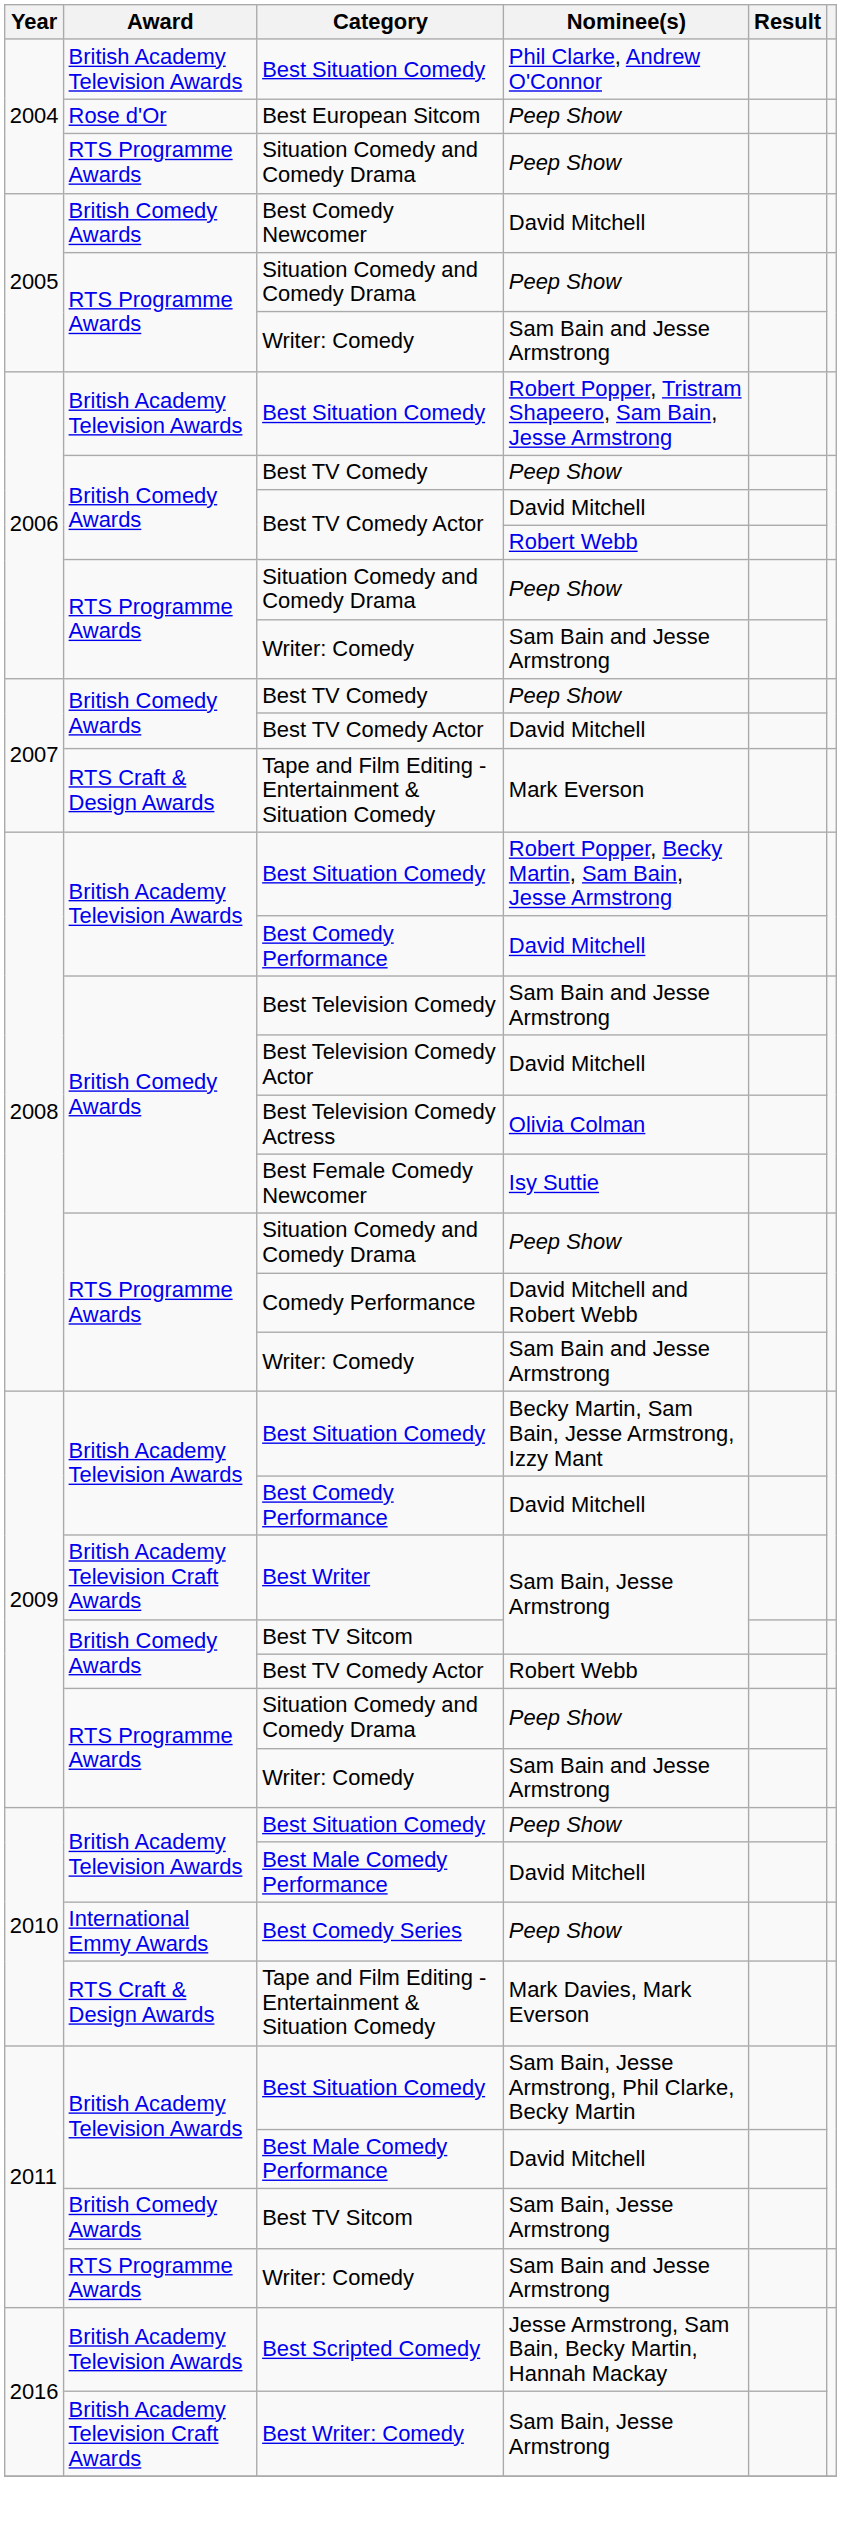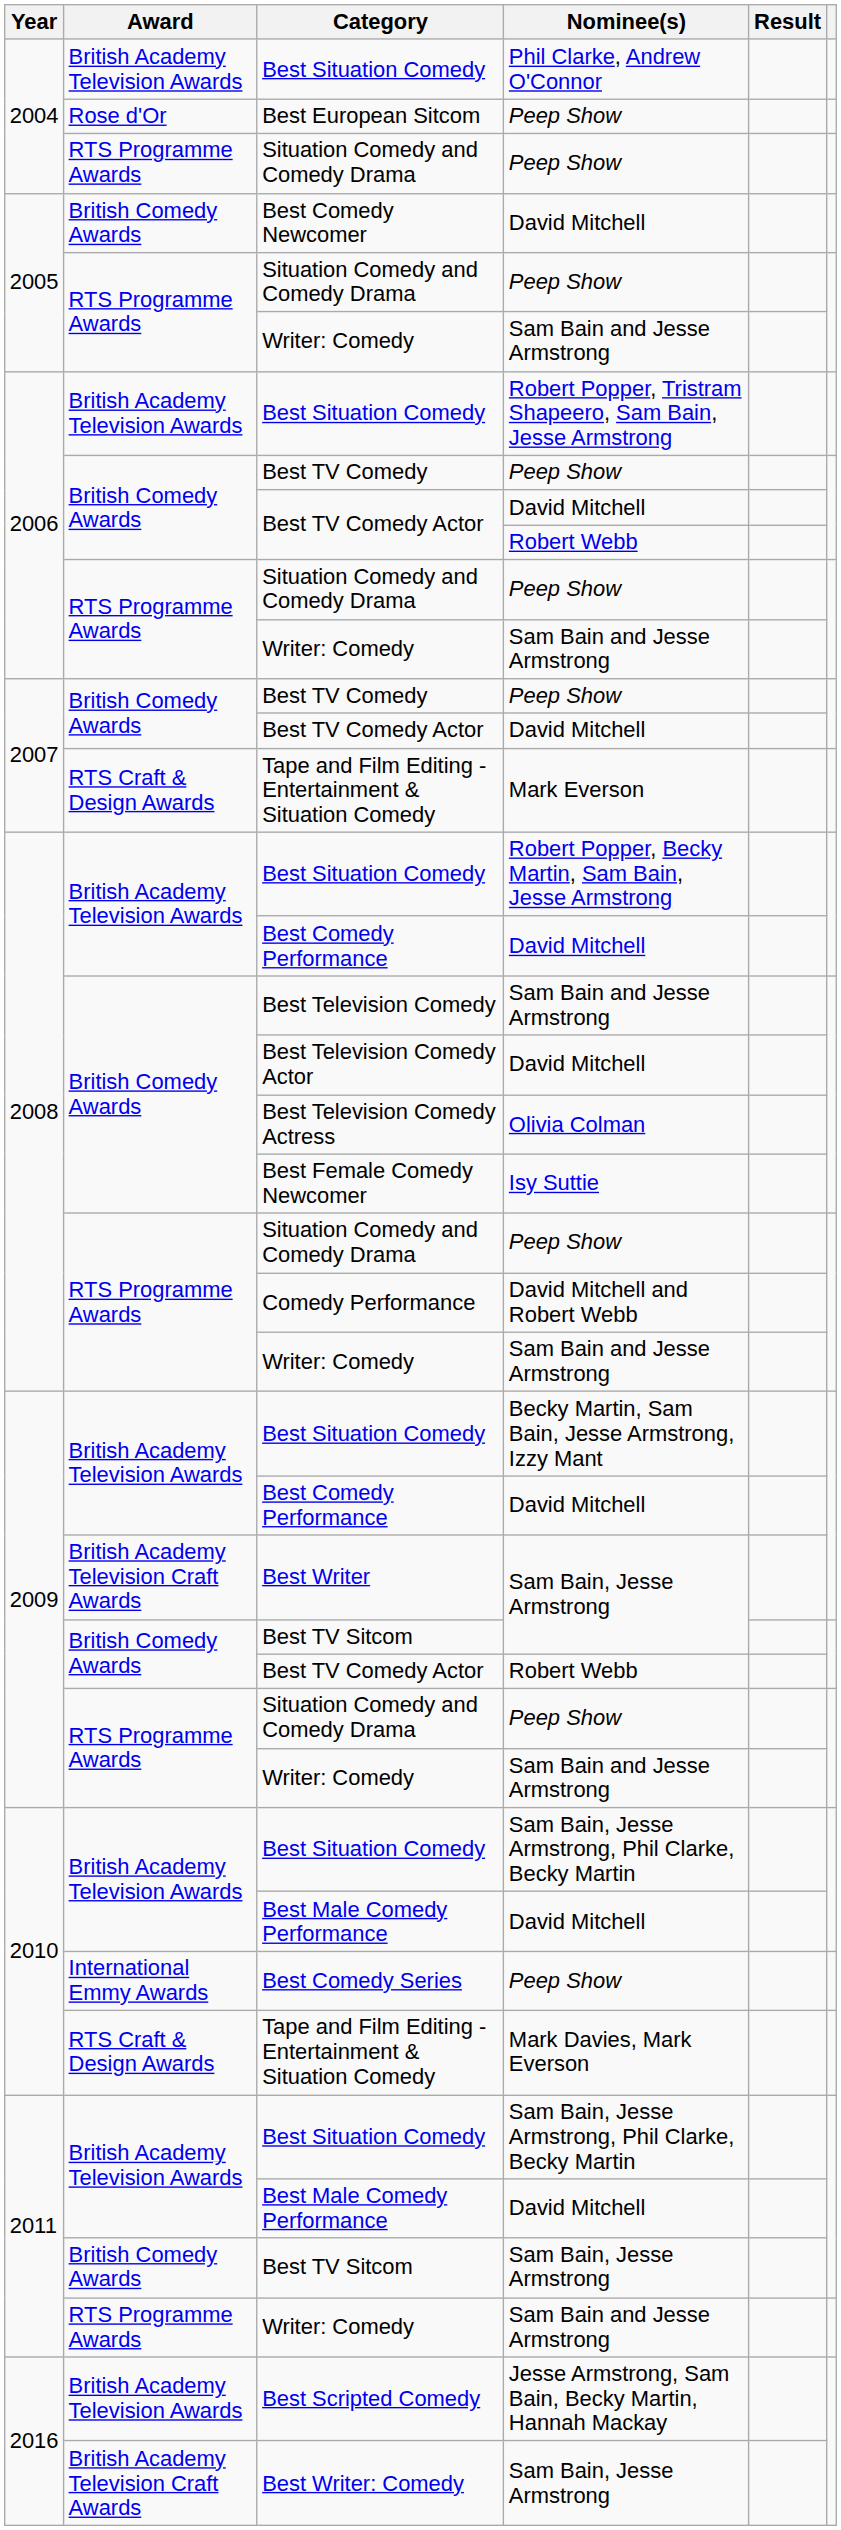(565, 1824) Peep Show -> (622, 1849) Sam Bain, Jesse Armstrong, Phil Clarke, Becky Martin
